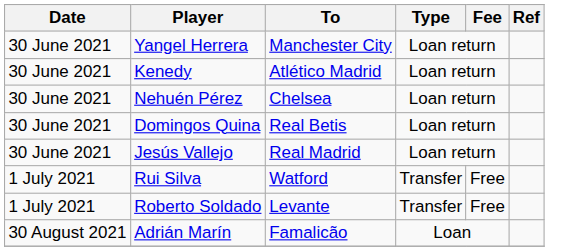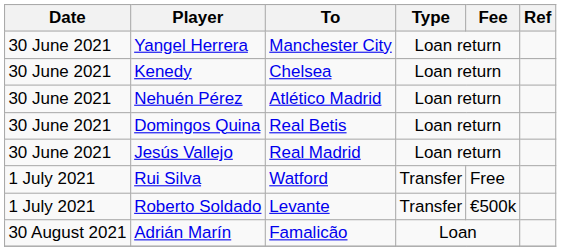(325, 71) Atlético Madrid -> (300, 71) Chelsea
(300, 98) Chelsea -> (325, 98) Atlético Madrid
(487, 206) Free -> (493, 206) €500k
